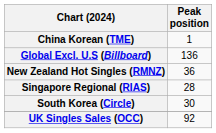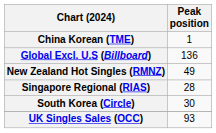(189, 71) 36 -> (189, 71) 49
(189, 119) 92 -> (189, 119) 93
